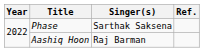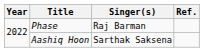(133, 26) Sarthak Saksena -> (120, 26) Raj Barman
(120, 40) Raj Barman -> (133, 40) Sarthak Saksena
